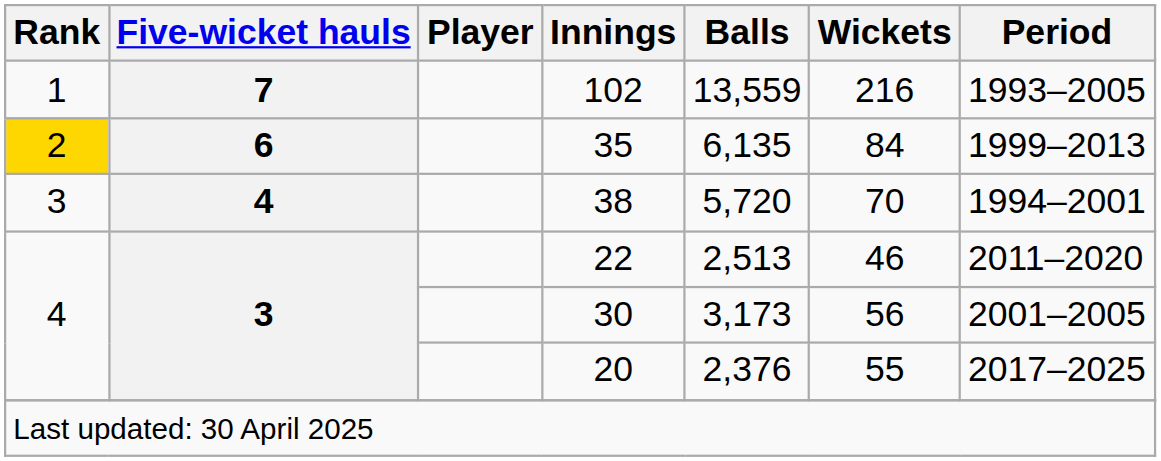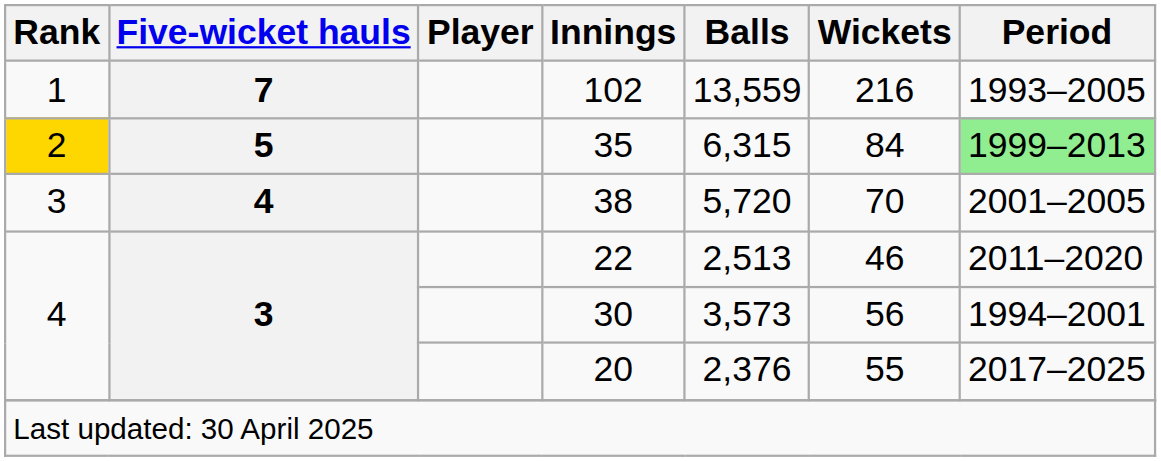(264, 145) 6 -> (264, 145) 5
(747, 145) 6,135 -> (747, 145) 6,315
(1057, 145) no background -> (1057, 145) lightgreen background
(1057, 201) 1994–2001 -> (1057, 201) 2001–2005
(747, 314) 3,173 -> (747, 314) 3,573
(1057, 314) 2001–2005 -> (1057, 314) 1994–2001
